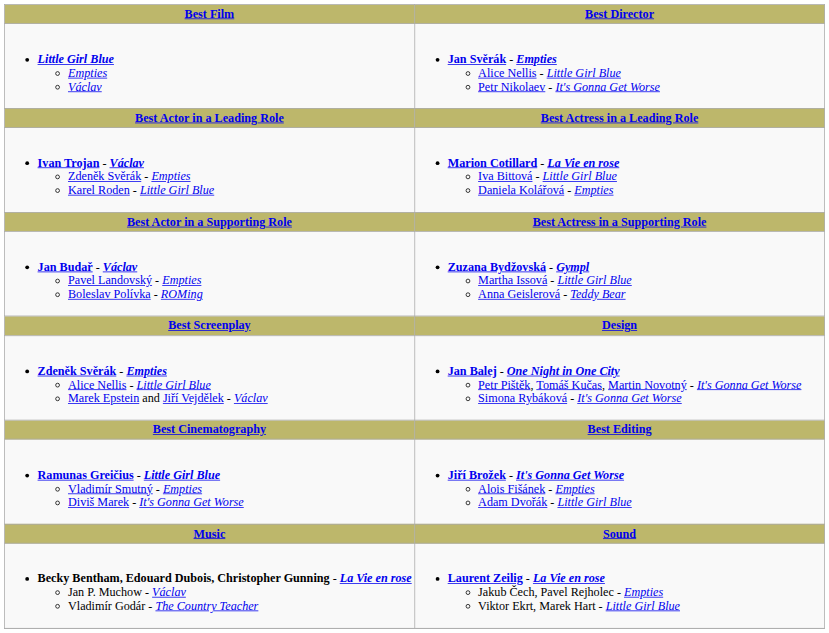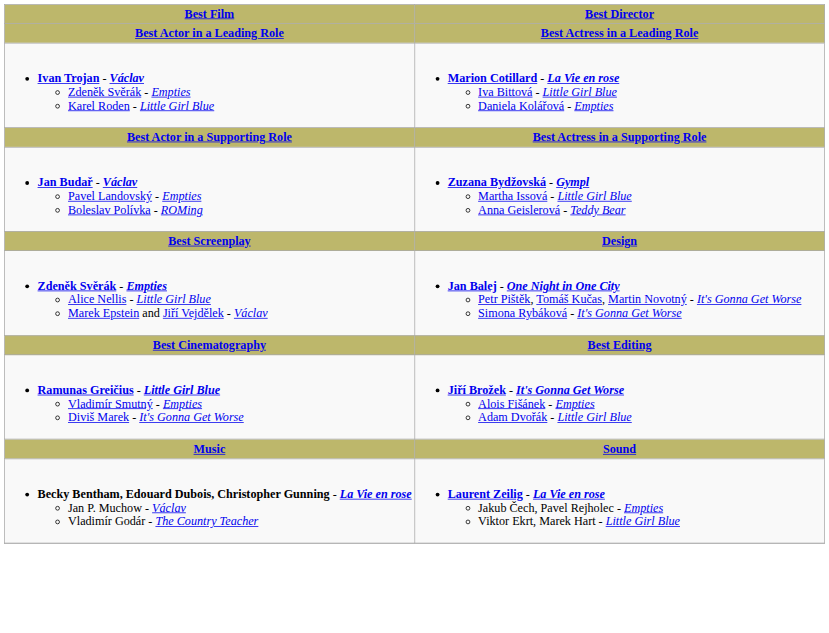- row: (209, 73)
